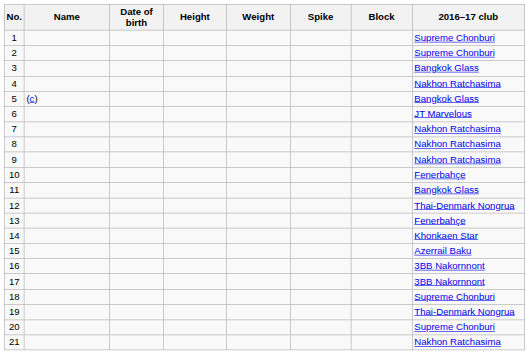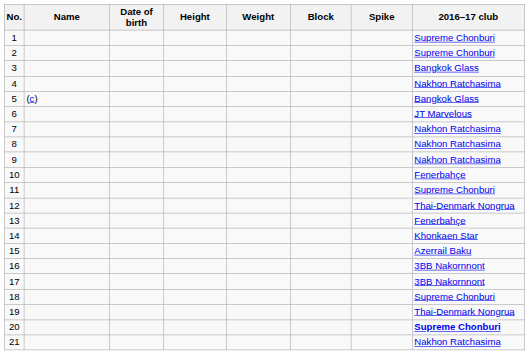columns swapped: (321, 17) <-> (382, 17)
(447, 190) Bangkok Glass -> (455, 190) Supreme Chonburi
(455, 327) normal -> (458, 327) bold
